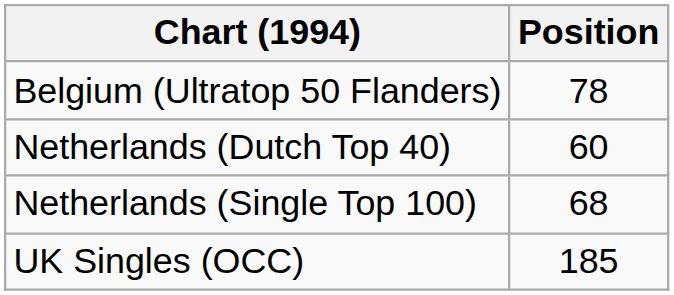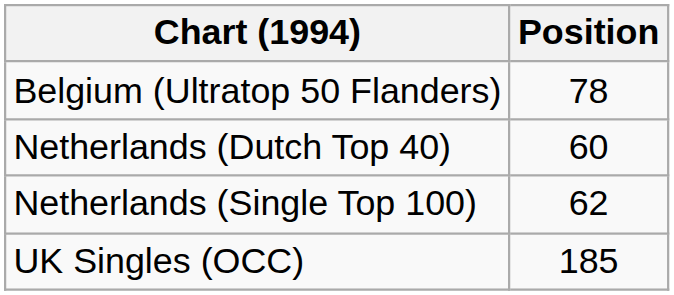(589, 203) 68 -> (589, 203) 62
